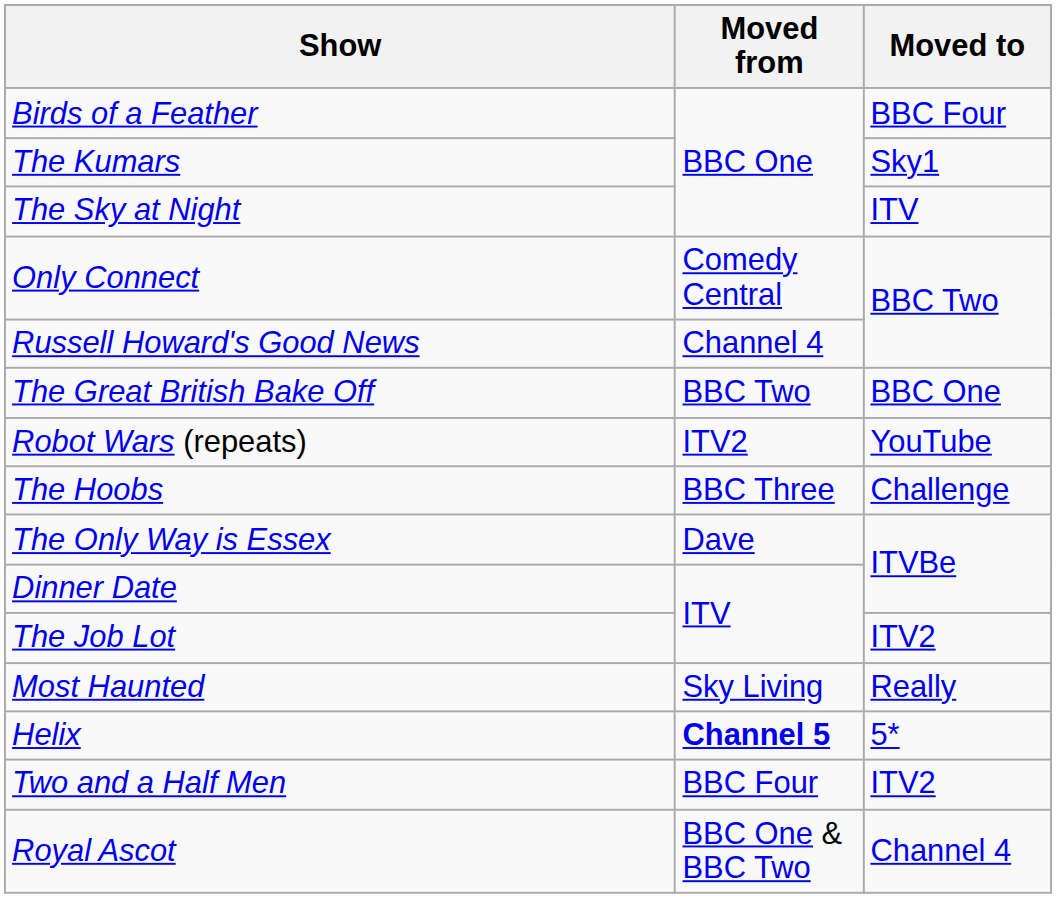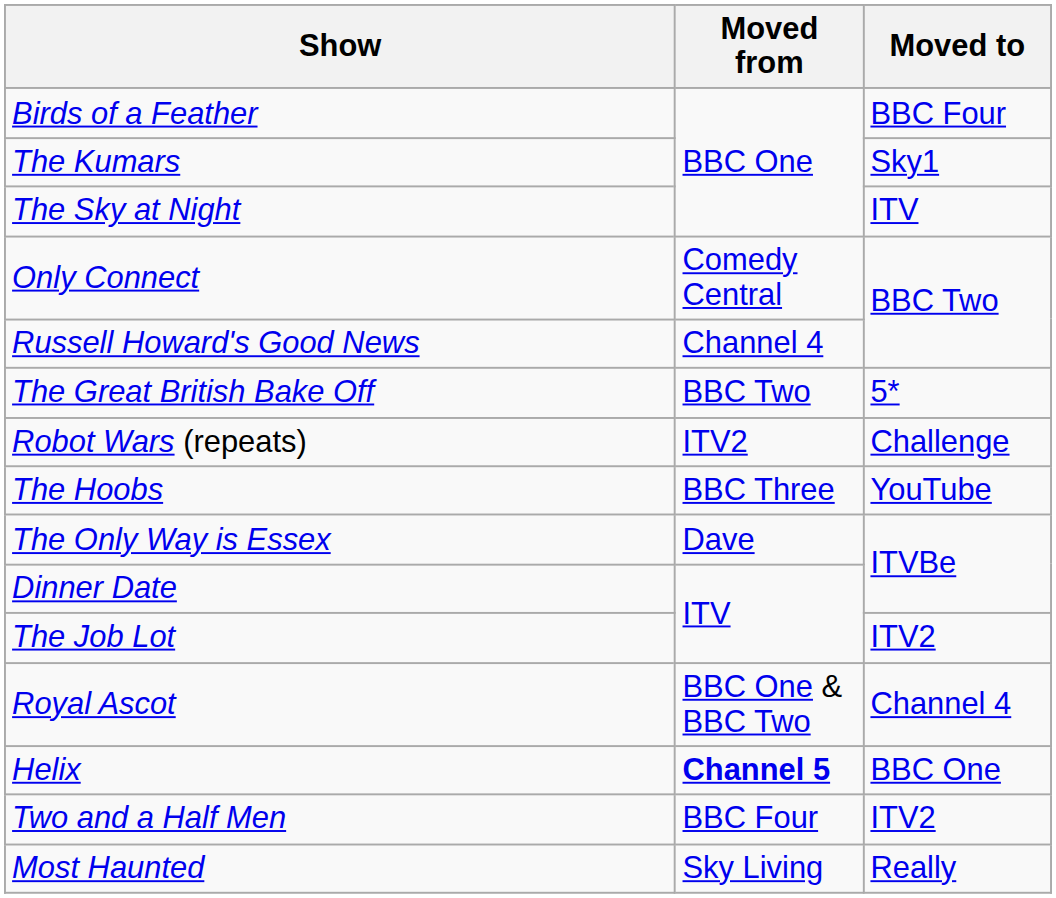(936, 392) BBC One -> (885, 392) 5*
(931, 441) YouTube -> (940, 441) Challenge
(940, 490) Challenge -> (931, 490) YouTube
rows swapped: (94, 850) <-> (108, 686)
(885, 735) 5* -> (936, 769) BBC One
